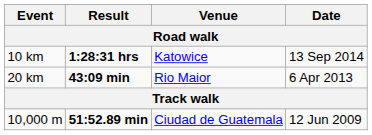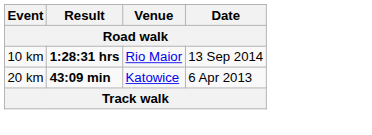(181, 57) Katowice -> (154, 57) Rio Maior
(182, 78) Rio Maior -> (152, 78) Katowice
- row: (35, 120)
